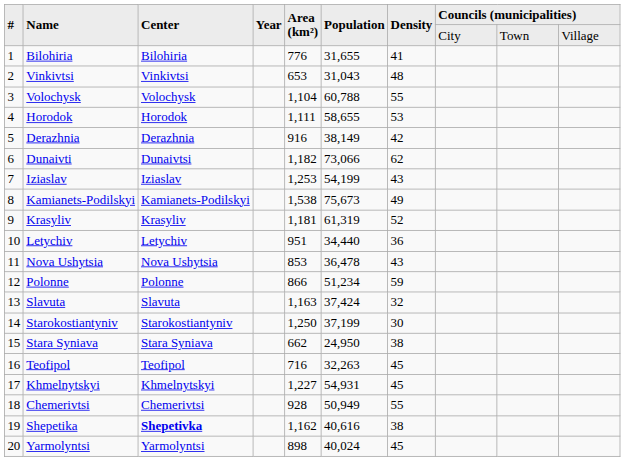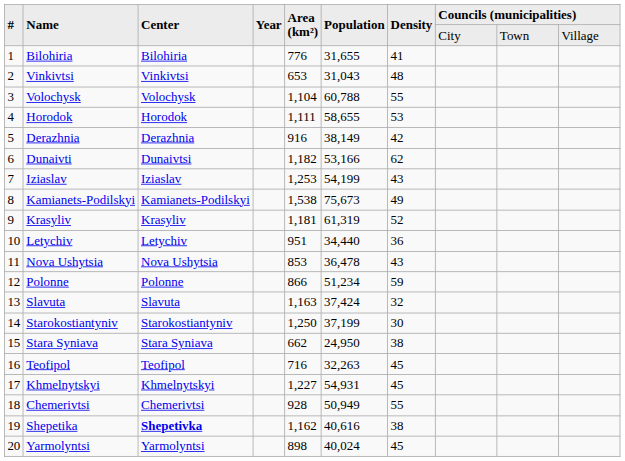(342, 158) 73,066 -> (342, 158) 53,166
